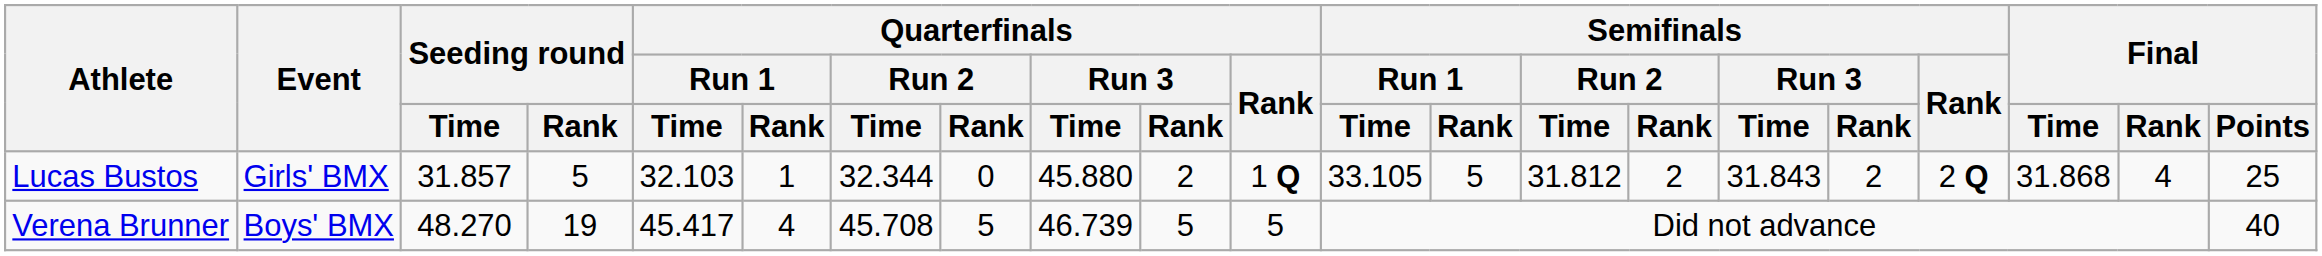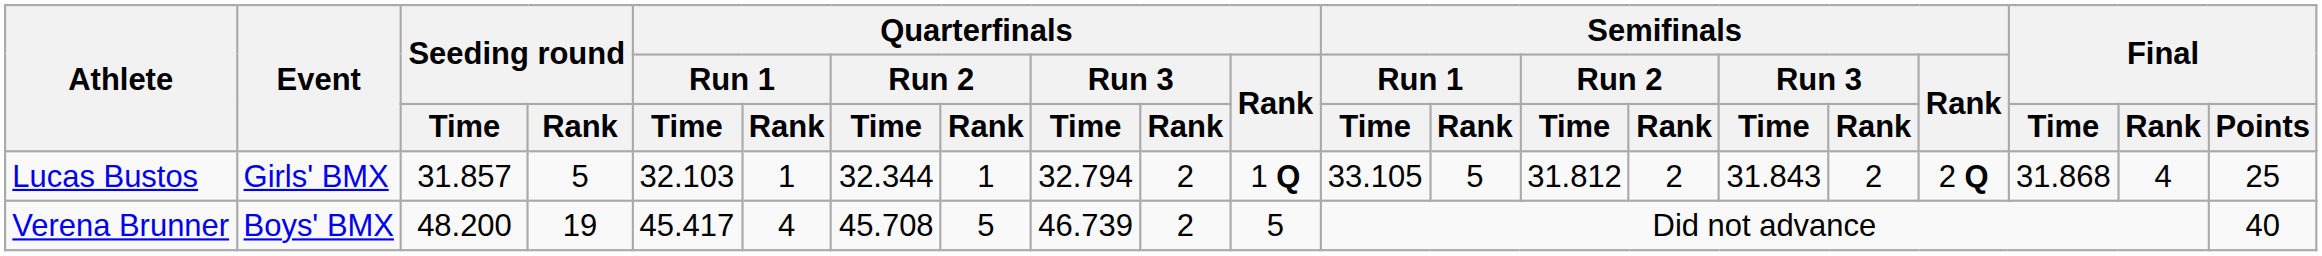(986, 177) 0 -> (986, 177) 1
(1086, 177) 45.880 -> (1086, 177) 32.794
(464, 226) 48.270 -> (464, 226) 48.200
(1185, 226) 5 -> (1185, 226) 2
